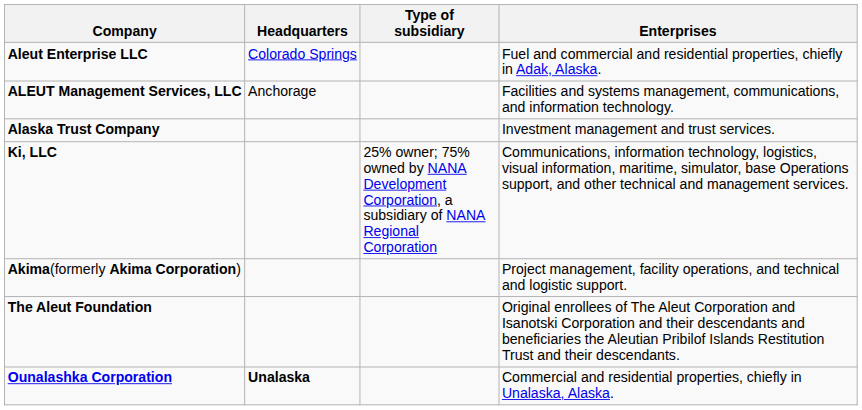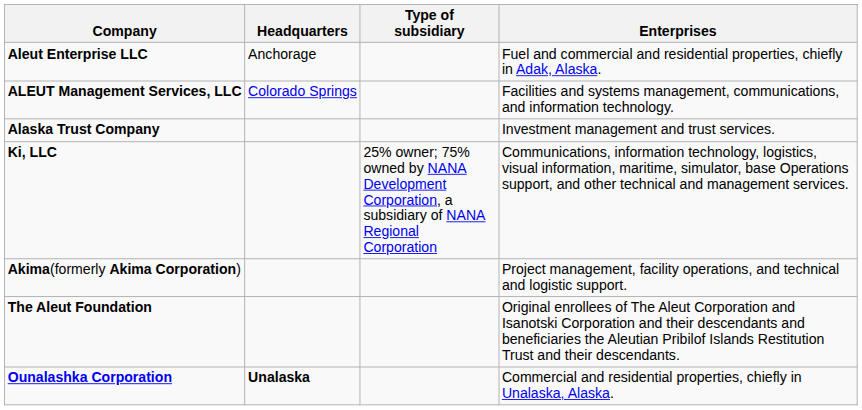(303, 53) Colorado Springs -> (282, 53) Anchorage
(282, 92) Anchorage -> (303, 92) Colorado Springs
